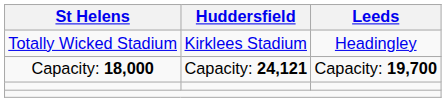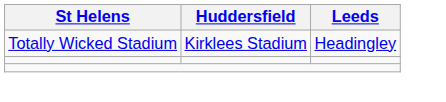- row: (93, 69)
